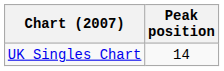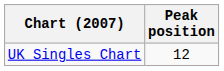(181, 55) 14 -> (181, 55) 12
